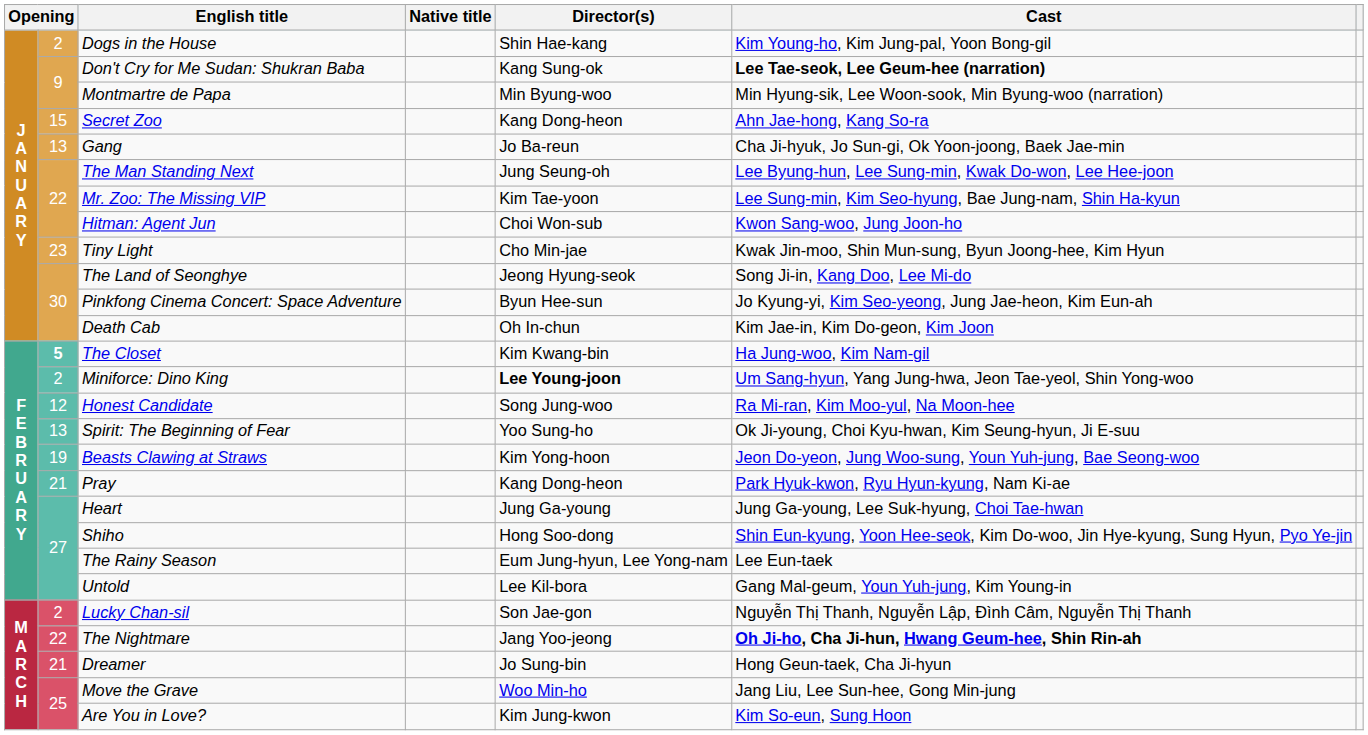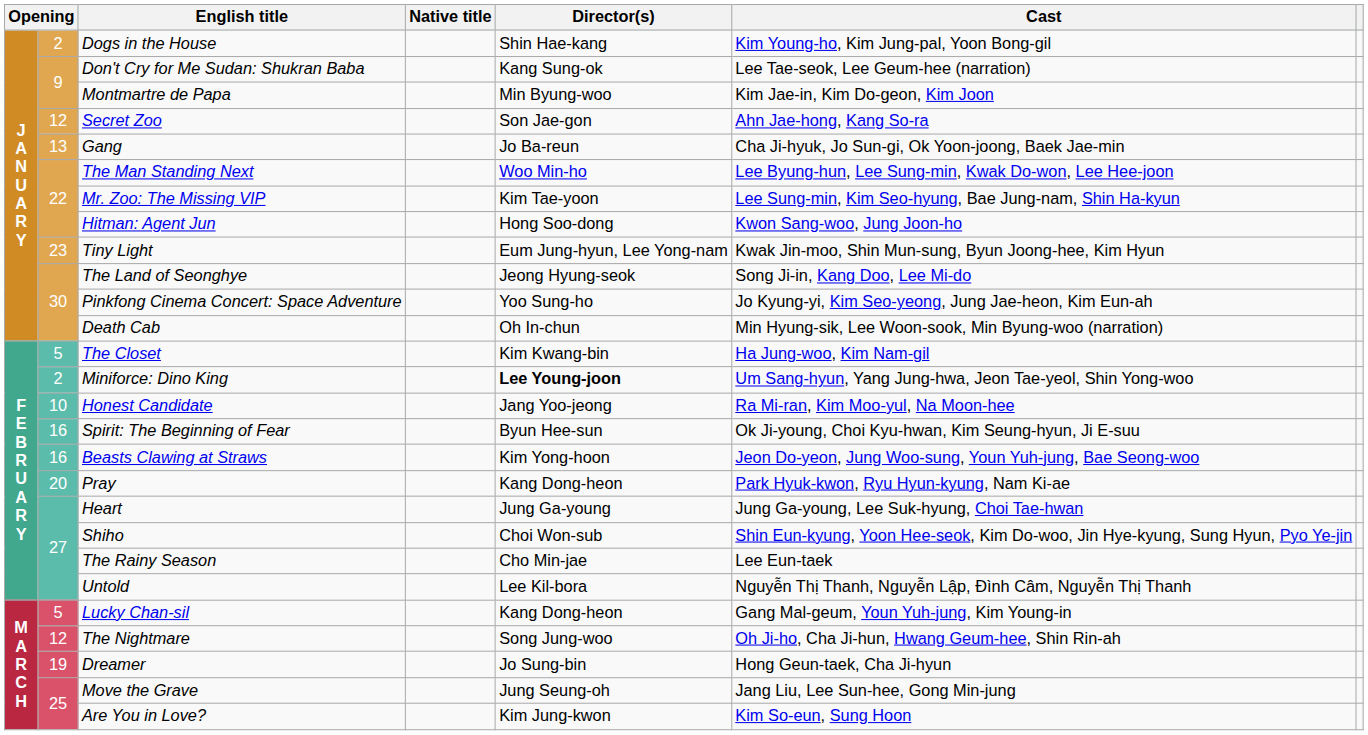(890, 69) bold -> (883, 69) normal
(949, 95) Min Hyung-sik, Lee Woon-sook, Min Byung-woo (narration) -> (865, 95) Kim Jae-in, Kim Do-geon, Kim Joon
(58, 120) 15 -> (58, 120) 12
(561, 120) Kang Dong-heon -> (545, 120) Son Jae-gon
(555, 172) Jung Seung-oh -> (543, 172) Woo Min-ho
(551, 224) Choi Won-sub -> (556, 224) Hong Soo-dong
(543, 250) Cho Min-jae -> (614, 250) Eum Jung-hyun, Lee Yong-nam
(551, 302) Byun Hee-sun -> (546, 302) Yoo Sung-ho
(865, 328) Kim Jae-in, Kim Do-geon, Kim Joon -> (949, 328) Min Hyung-sik, Lee Woon-sook, Min Byung-woo (narration)
(58, 353) bold -> (58, 353) normal
(58, 405) 12 -> (58, 405) 10
(556, 405) Song Jung-woo -> (555, 405) Jang Yoo-jeong
(58, 431) 13 -> (58, 431) 16
(546, 431) Yoo Sung-ho -> (551, 431) Byun Hee-sun
(58, 457) 19 -> (58, 457) 16
(58, 483) 21 -> (58, 483) 20
(556, 535) Hong Soo-dong -> (551, 535) Choi Won-sub
(614, 560) Eum Jung-hyun, Lee Yong-nam -> (543, 560) Cho Min-jae
(904, 586) Gang Mal-geum, Youn Yuh-jung, Kim Young-in -> (963, 586) Nguyễn Thị Thanh, Nguyễn Lập, Đình Câm, Nguyễn Thị Thanh
(58, 612) 2 -> (58, 612) 5
(545, 612) Son Jae-gon -> (561, 612) Kang Dong-heon
(963, 612) Nguyễn Thị Thanh, Nguyễn Lập, Đình Câm, Nguyễn Thị Thanh -> (904, 612) Gang Mal-geum, Youn Yuh-jung, Kim Young-in
(58, 638) 22 -> (58, 638) 12
(555, 638) Jang Yoo-jeong -> (556, 638) Song Jung-woo
(938, 638) bold -> (928, 638) normal
(58, 664) 21 -> (58, 664) 19
(543, 690) Woo Min-ho -> (555, 690) Jung Seung-oh
